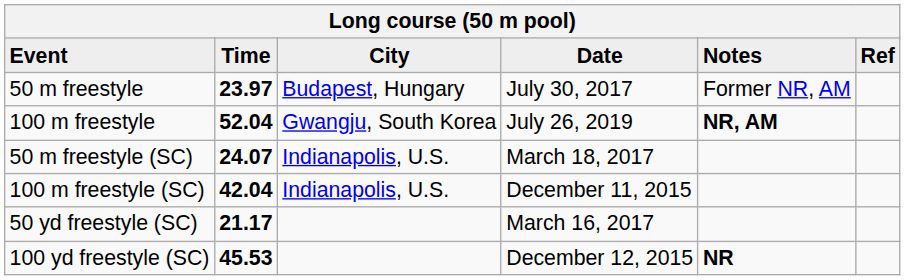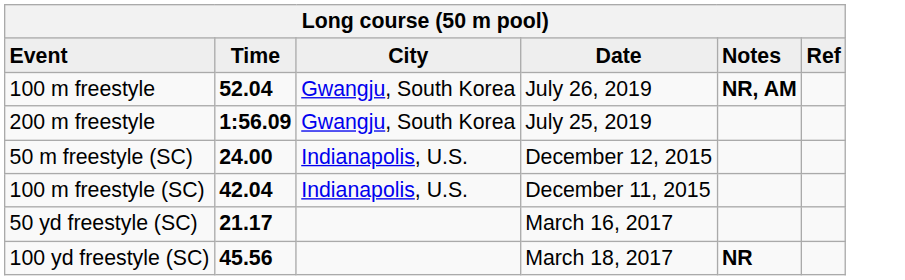- row: (76, 88)
+ row: (82, 122)
(246, 156) 24.07 -> (246, 156) 24.00
(580, 156) March 18, 2017 -> (619, 156) December 12, 2015
(246, 257) 45.53 -> (246, 257) 45.56
(600, 257) December 12, 2015 -> (599, 257) March 18, 2017
